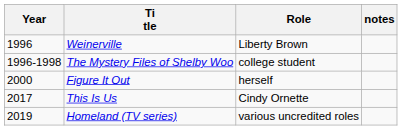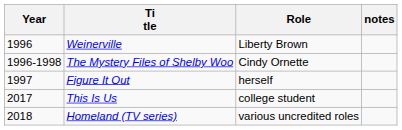(277, 62) college student -> (273, 62) Cindy Ornette
(20, 80) 2000 -> (20, 80) 1997
(273, 98) Cindy Ornette -> (277, 98) college student
(20, 116) 2019 -> (20, 116) 2018
